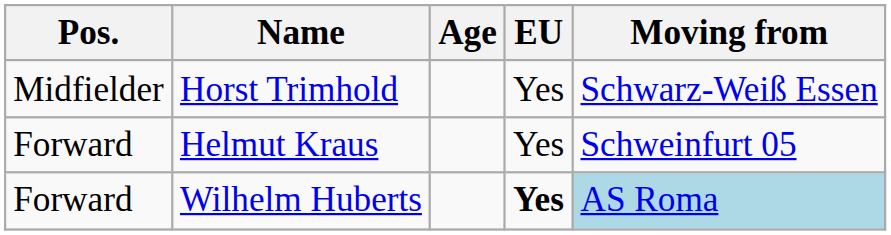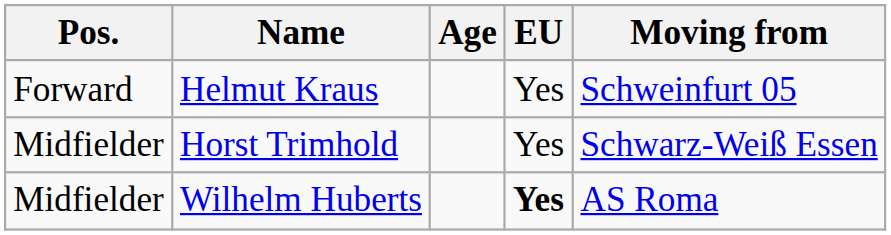rows swapped: (289, 88) <-> (279, 144)
(73, 199) Forward -> (88, 199) Midfielder
(649, 199) lightblue background -> (649, 199) no background
